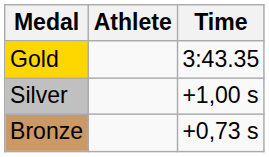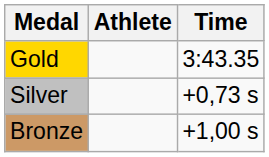(220, 95) +1,00 s -> (220, 95) +0,73 s
(220, 132) +0,73 s -> (220, 132) +1,00 s
